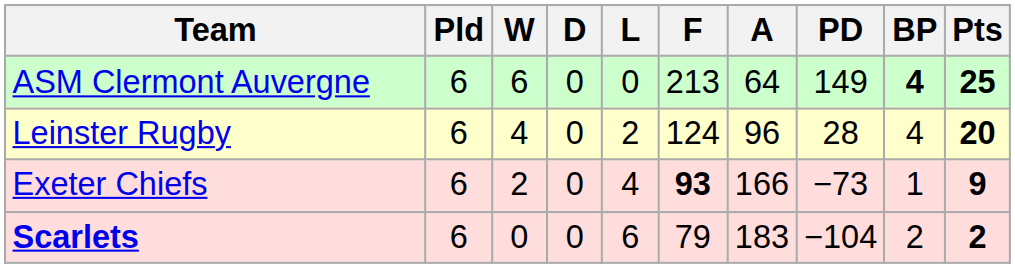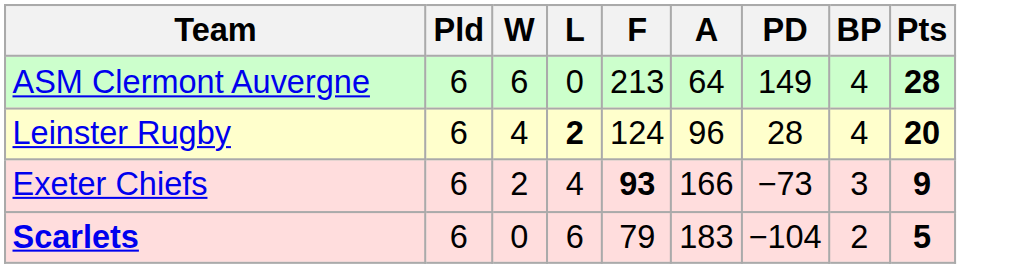- column: (575, 30)
(915, 81) bold -> (859, 81) normal
(978, 81) 25 -> (922, 81) 28
(630, 133) normal -> (575, 133) bold
(915, 184) 1 -> (859, 184) 3
(978, 236) 2 -> (922, 236) 5
